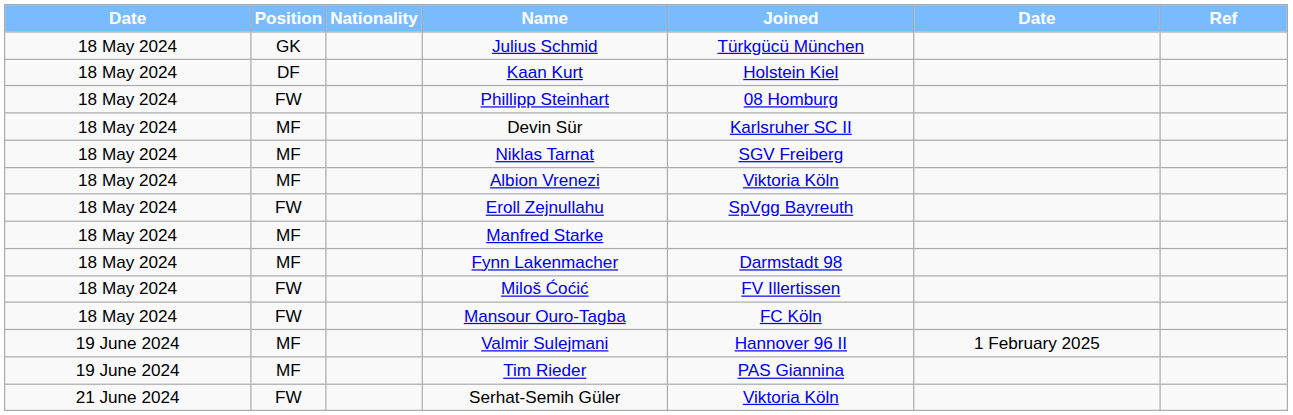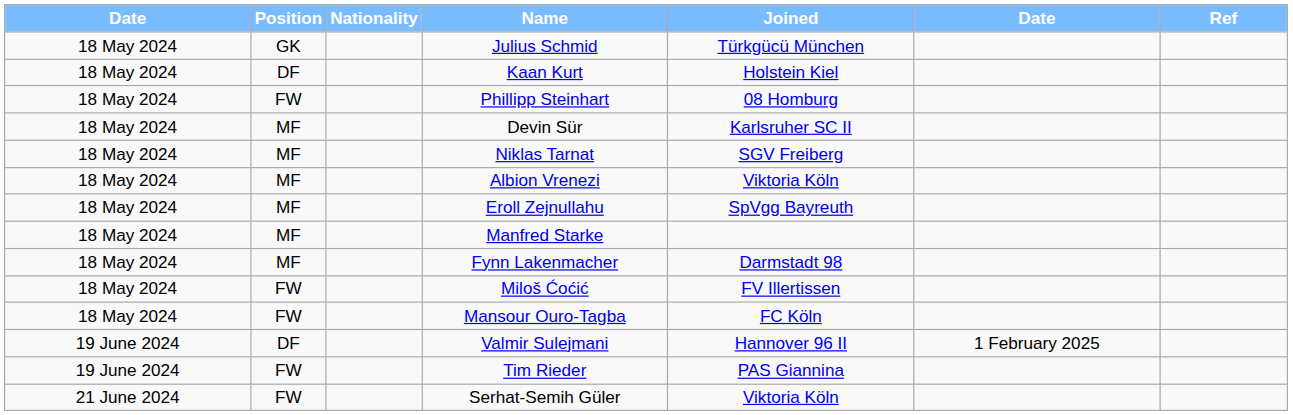(288, 208) FW -> (288, 208) MF
(288, 343) MF -> (288, 343) DF
(288, 370) MF -> (288, 370) FW
